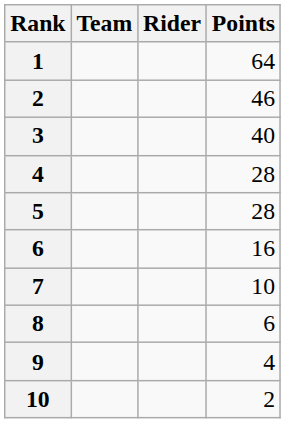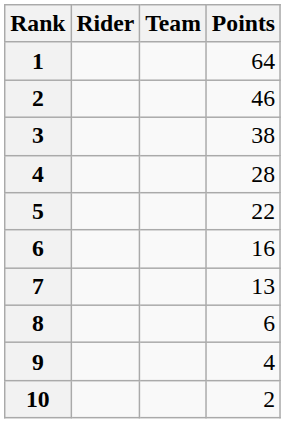columns swapped: (172, 23) <-> (104, 23)
(263, 135) 40 -> (263, 135) 38
(263, 211) 28 -> (263, 211) 22
(263, 286) 10 -> (263, 286) 13
